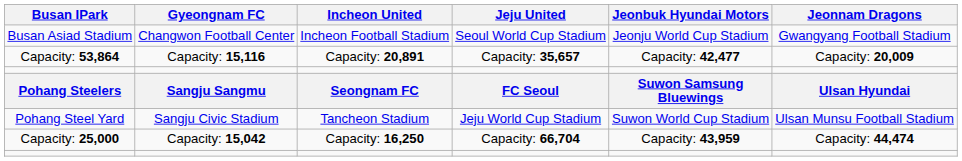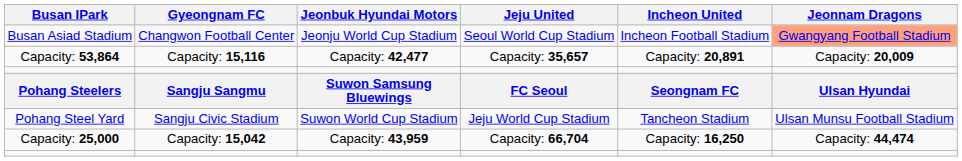columns swapped: (375, 14) <-> (691, 14)
(865, 35) no background -> (865, 35) lightsalmon background
